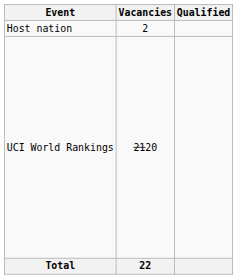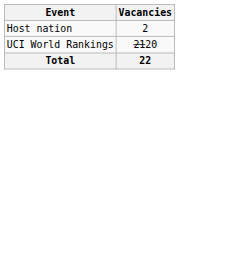- column: (204, 12)
